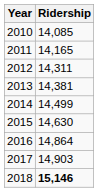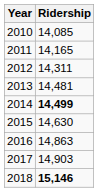(56, 86) 14,381 -> (56, 86) 14,481
(56, 104) normal -> (56, 104) bold
(56, 141) 14,864 -> (56, 141) 14,863
